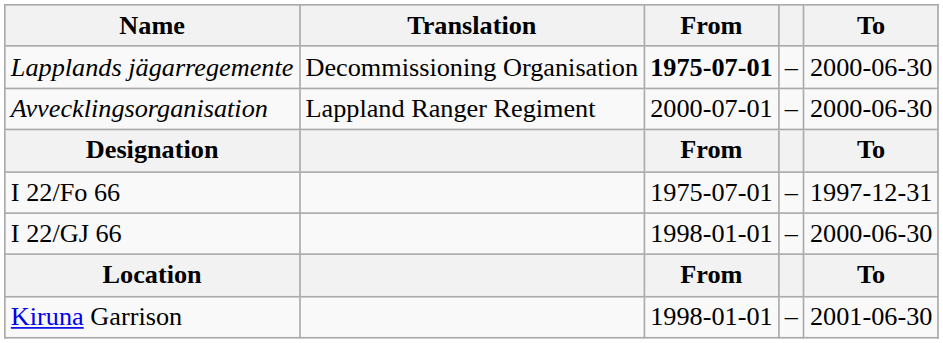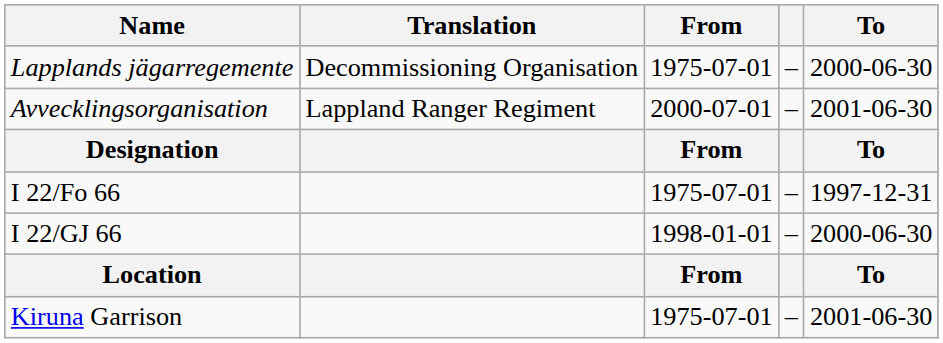(711, 66) bold -> (711, 66) normal
(871, 108) 2000-06-30 -> (871, 108) 2001-06-30
(711, 316) 1998-01-01 -> (711, 316) 1975-07-01
